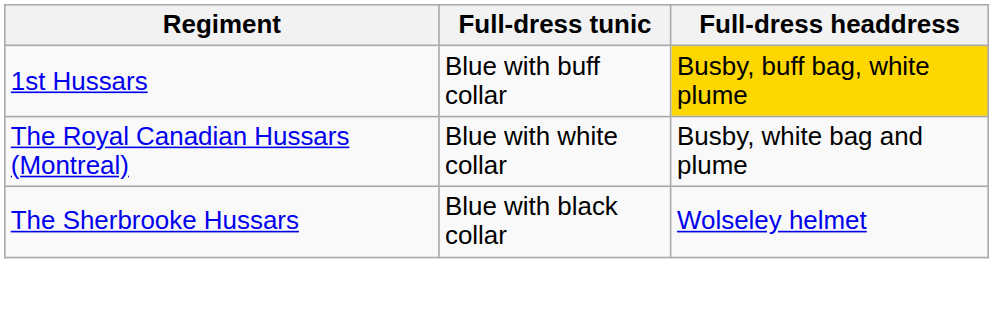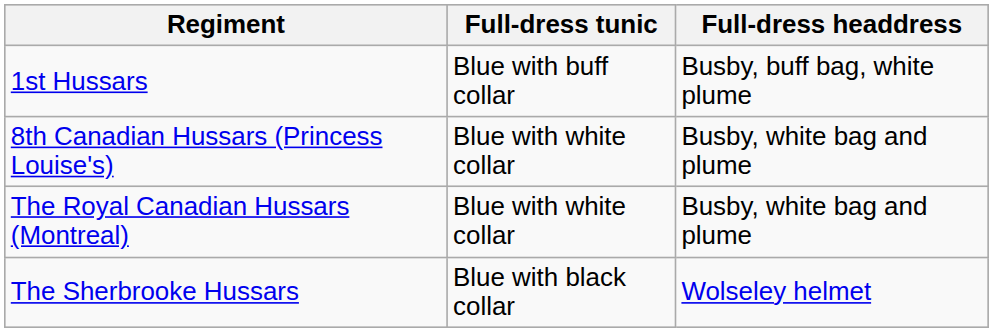(803, 80) gold background -> (808, 80) no background
+ row: (197, 151)
